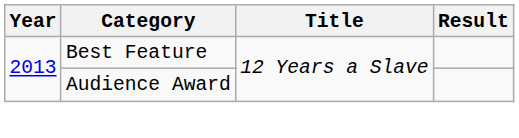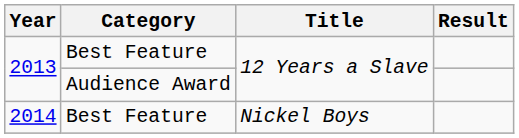+ row: (33, 117)
